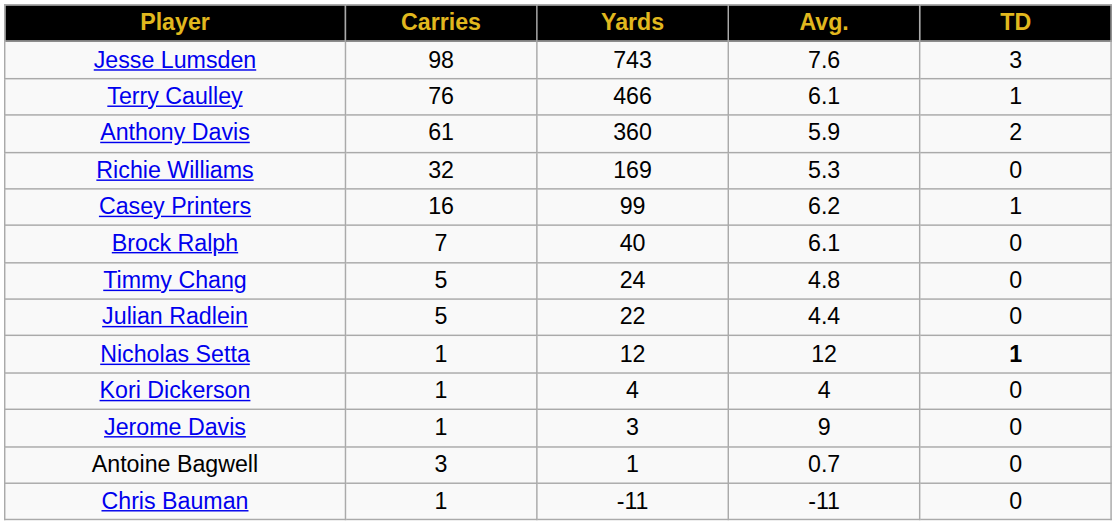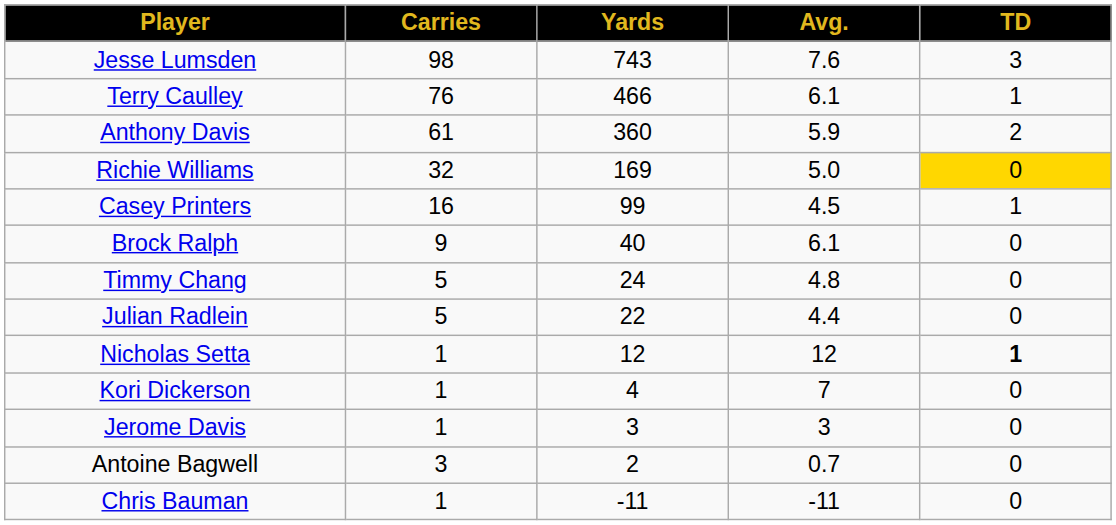(824, 170) 5.3 -> (824, 170) 5.0
(1016, 170) no background -> (1016, 170) gold background
(824, 206) 6.2 -> (824, 206) 4.5
(441, 243) 7 -> (441, 243) 9
(824, 390) 4 -> (824, 390) 7
(824, 427) 9 -> (824, 427) 3
(633, 464) 1 -> (633, 464) 2
